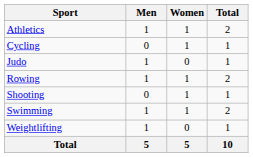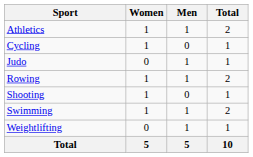columns swapped: (146, 12) <-> (187, 12)
